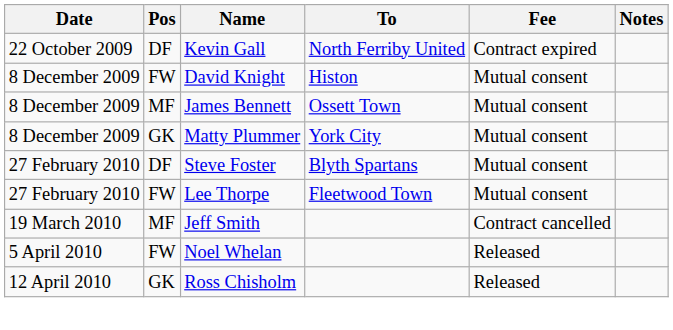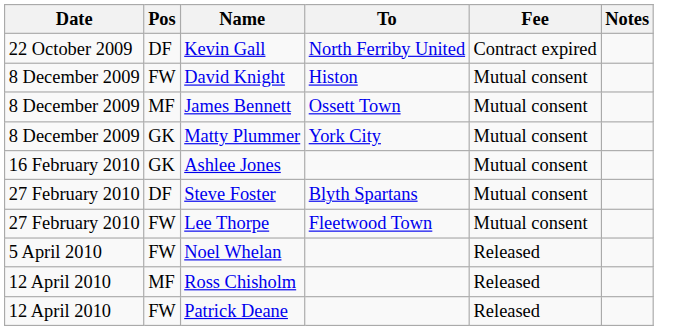+ row: (232, 164)
- row: (222, 223)
(161, 281) GK -> (161, 281) MF
+ row: (236, 310)
